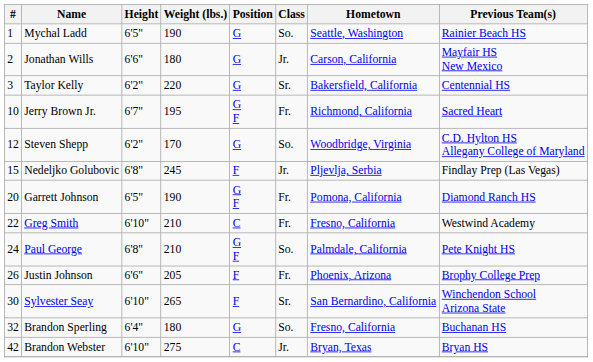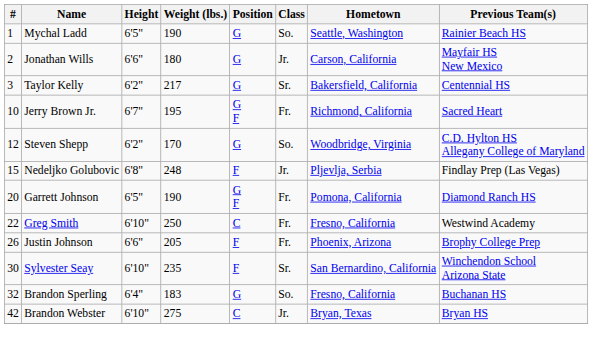(172, 85) 220 -> (172, 85) 217
(172, 171) 245 -> (172, 171) 248
(172, 223) 210 -> (172, 223) 250
- row: (53, 249)
(172, 301) 265 -> (172, 268) 235
(172, 327) 180 -> (172, 294) 183
